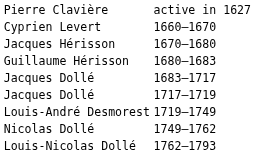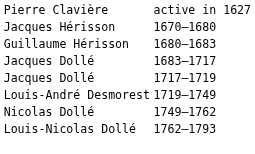- row: (185, 27)
